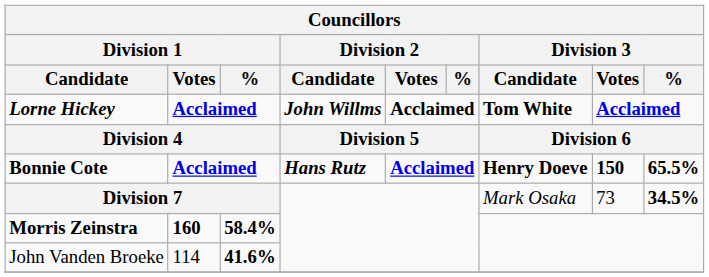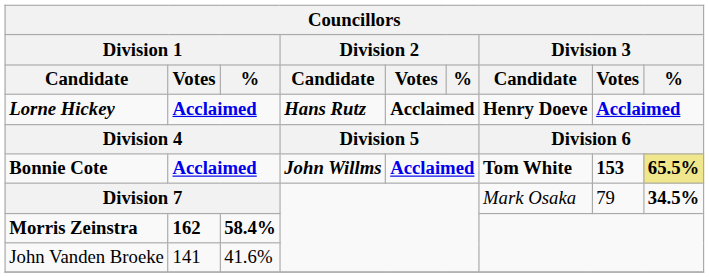(333, 109) John Willms -> (325, 109) Hans Rutz
(527, 109) Tom White -> (535, 109) Henry Doeve
(325, 168) Hans Rutz -> (333, 168) John Willms
(535, 168) Henry Doeve -> (527, 168) Tom White
(610, 168) 150 -> (610, 168) 153
(674, 168) no background -> (674, 168) khaki background
(606, 198) 73 -> (606, 198) 79
(187, 227) 160 -> (187, 227) 162
(186, 257) 114 -> (187, 257) 141
(250, 257) bold -> (248, 257) normal
